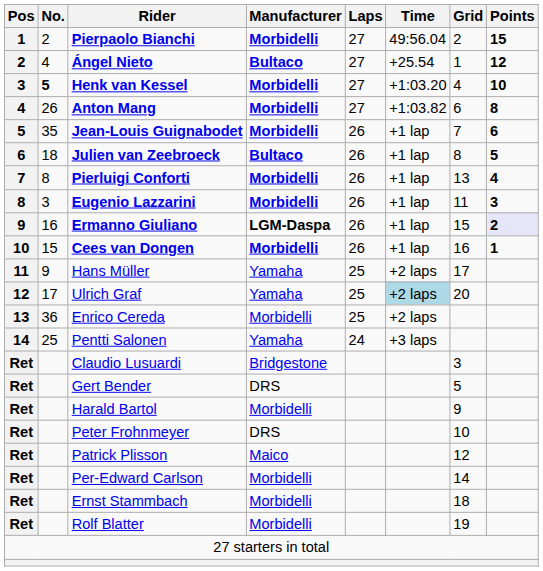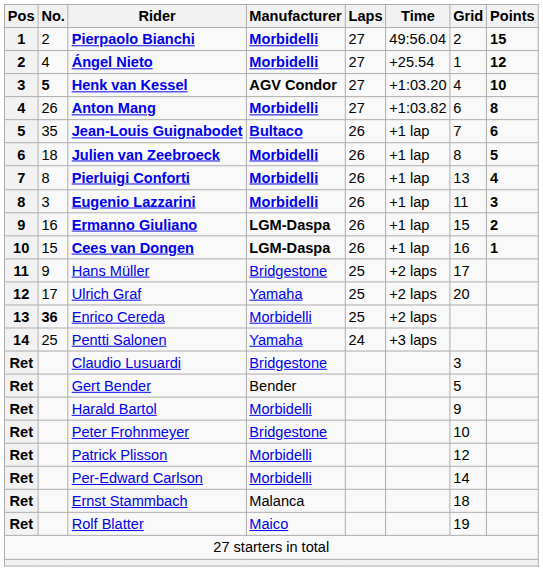(276, 62) Bultaco -> (284, 62) Morbidelli
(284, 86) Morbidelli -> (293, 86) AGV Condor
(284, 132) Morbidelli -> (276, 132) Bultaco
(276, 155) Bultaco -> (284, 155) Morbidelli
(494, 224) lavender background -> (494, 224) no background
(284, 247) Morbidelli -> (290, 247) LGM-Daspa
(276, 270) Yamaha -> (288, 270) Bridgestone
(413, 293) lightblue background -> (413, 293) no background
(50, 317) normal -> (50, 317) bold
(265, 386) DRS -> (273, 386) Bender
(265, 432) DRS -> (288, 432) Bridgestone
(269, 455) Maico -> (281, 455) Morbidelli
(281, 501) Morbidelli -> (277, 501) Malanca
(281, 524) Morbidelli -> (269, 524) Maico
